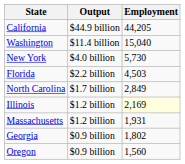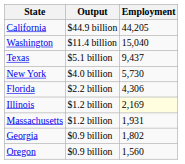+ row: (18, 58)
(135, 74) 4,503 -> (133, 89) 4,306
- row: (36, 89)
